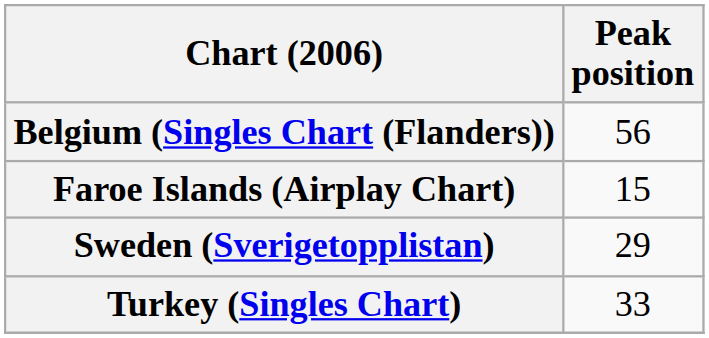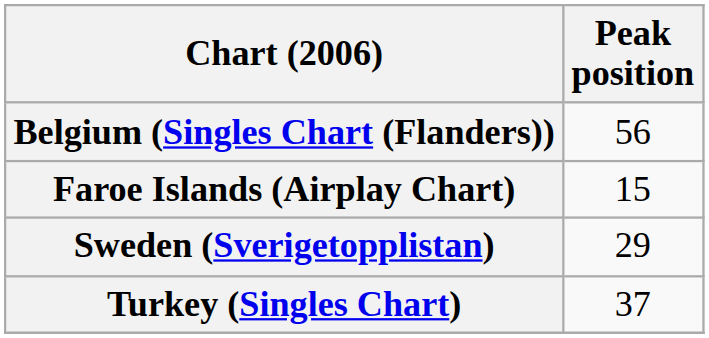(633, 303) 33 -> (633, 303) 37
